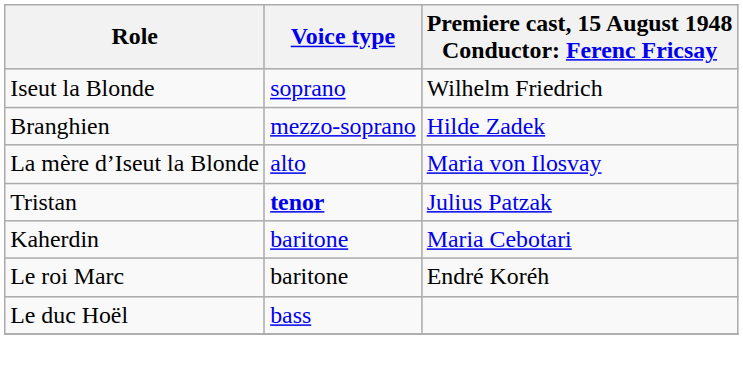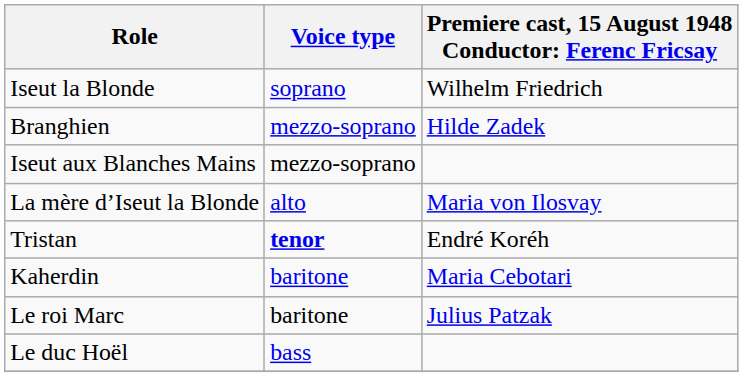+ row: (133, 163)
(489, 201) Julius Patzak -> (488, 239) Endré Koréh
(488, 277) Endré Koréh -> (489, 314) Julius Patzak
